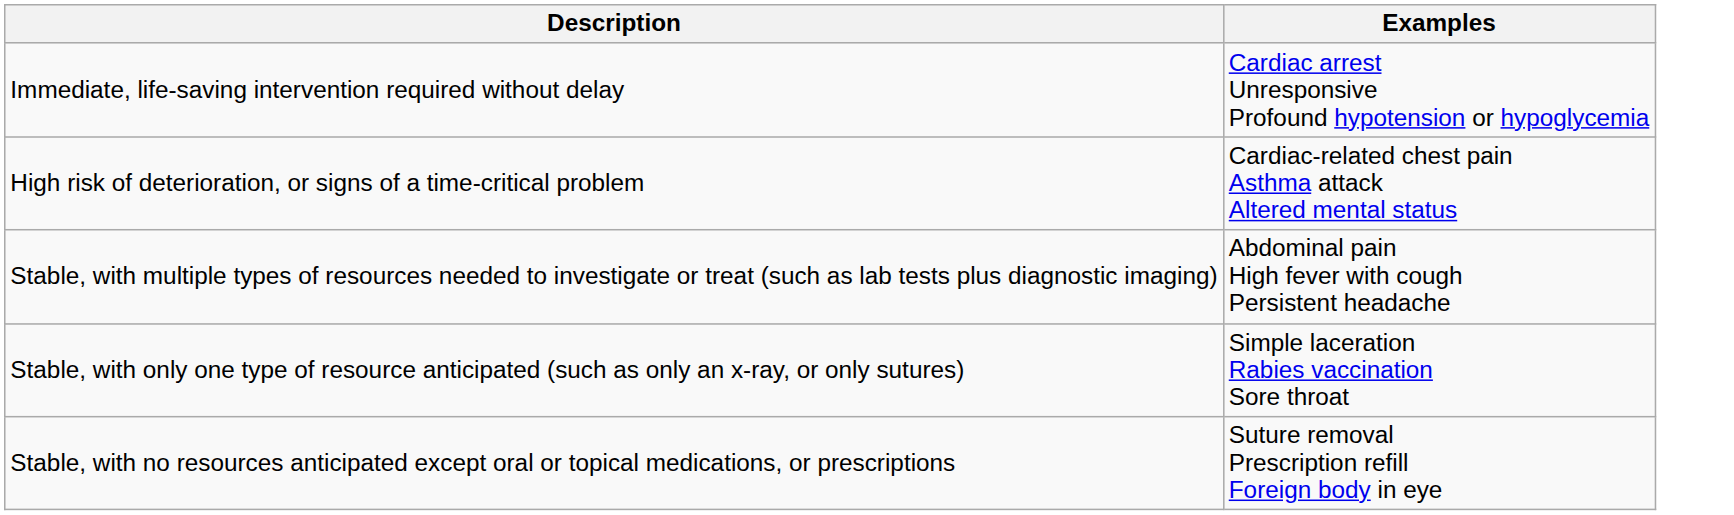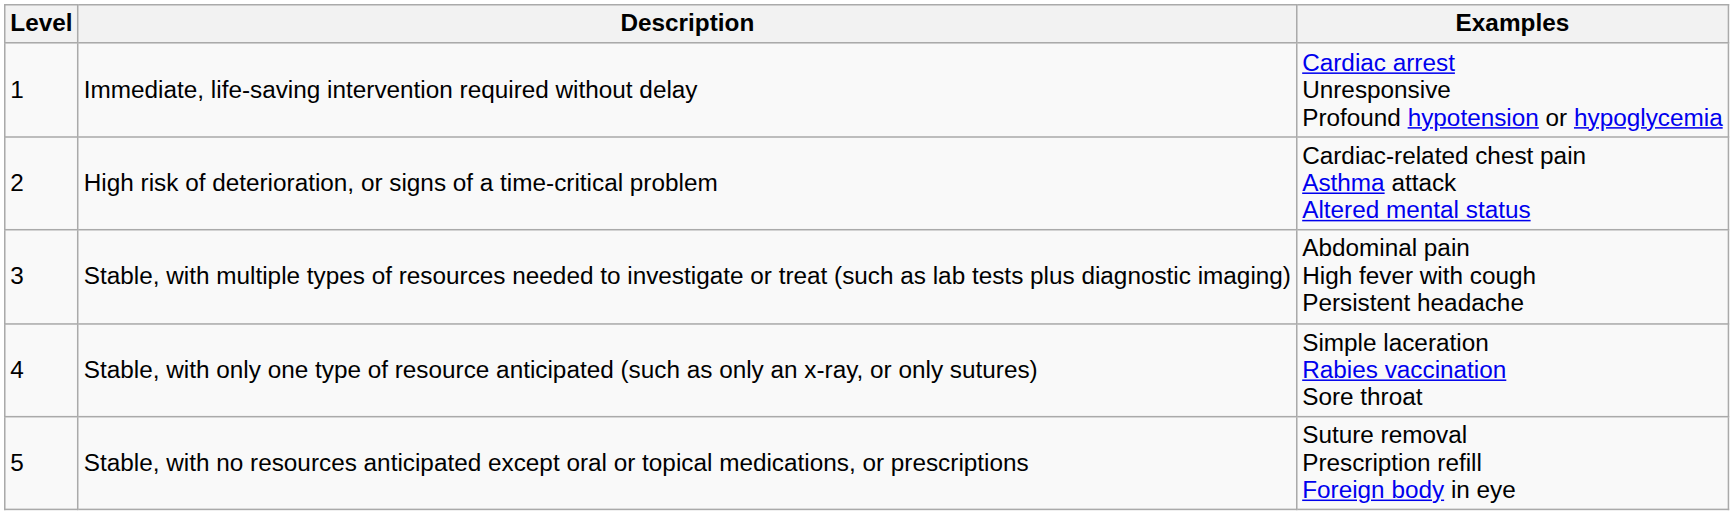+ column: (41, 23)
